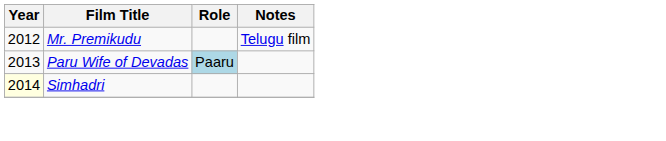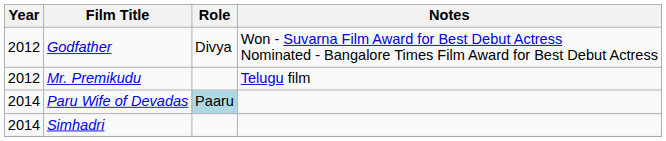+ row: (79, 47)
(24, 62) 2013 -> (24, 101) 2014
(24, 85) lightyellow background -> (24, 124) no background
